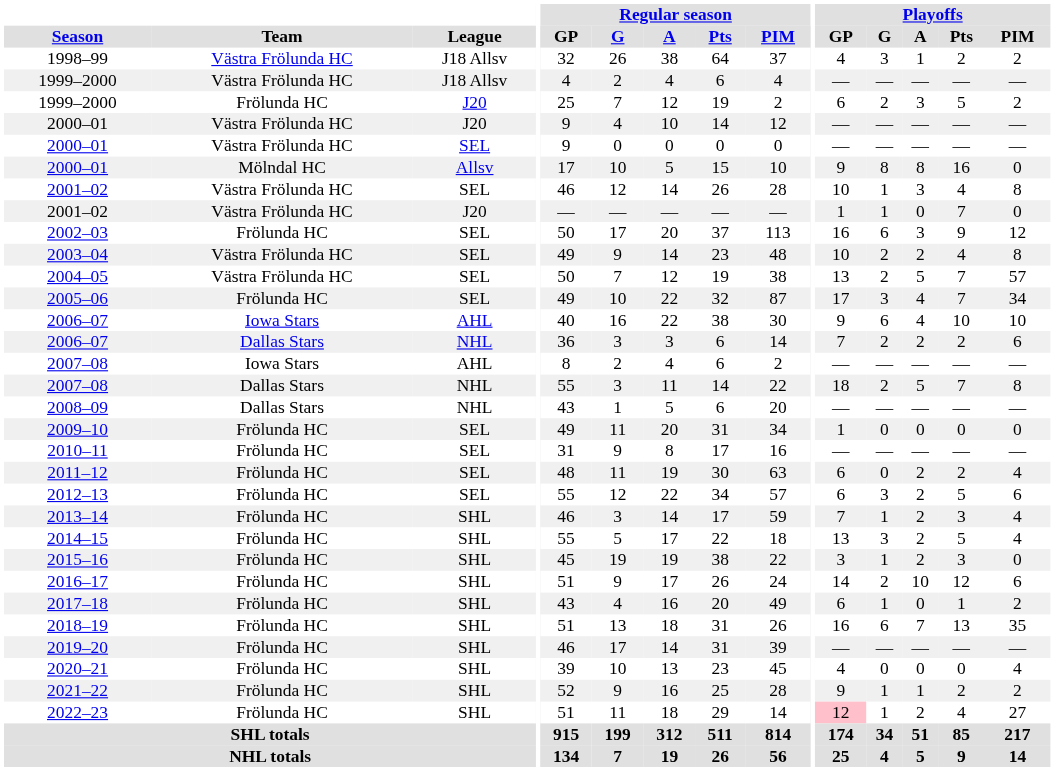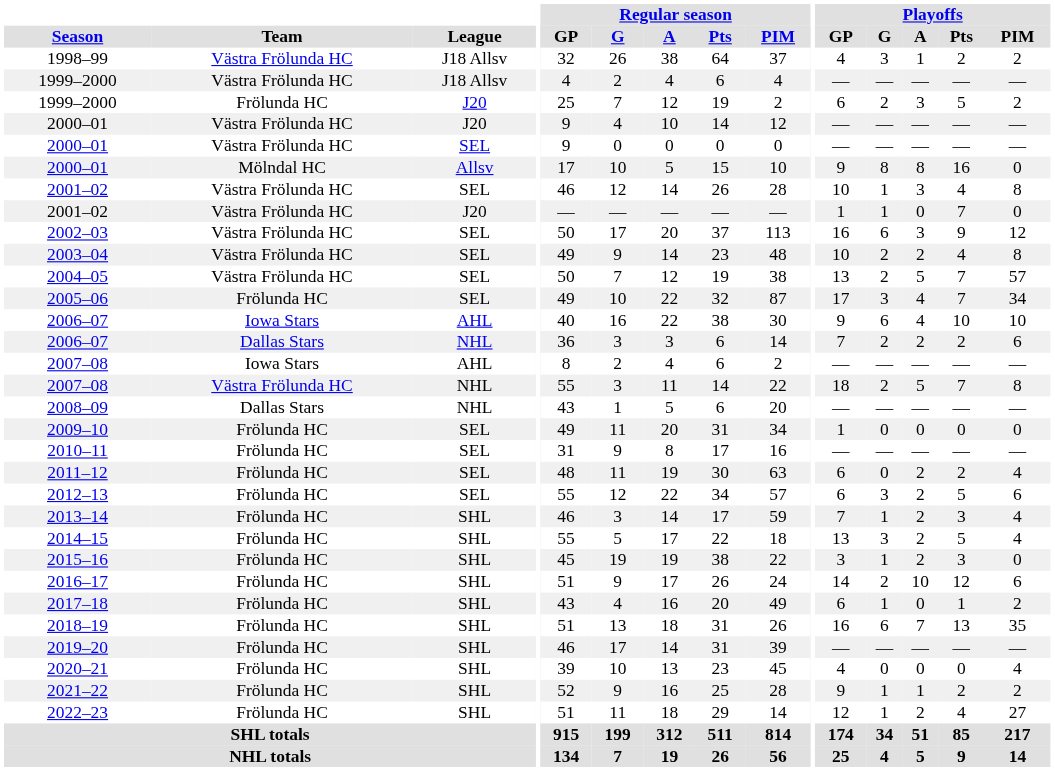(282, 232) Frölunda HC -> (282, 232) Västra Frölunda HC
(282, 385) Dallas Stars -> (282, 385) Västra Frölunda HC
(841, 712) pink background -> (841, 712) no background
